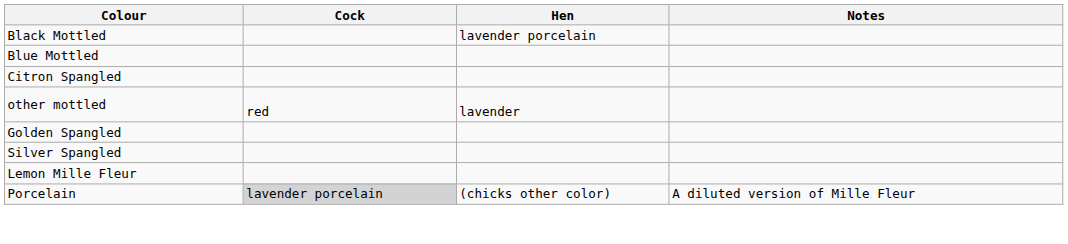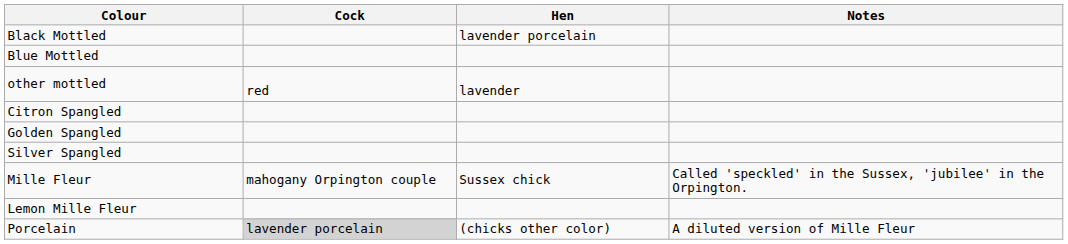rows swapped: (57, 104) <-> (64, 76)
+ row: (49, 180)
